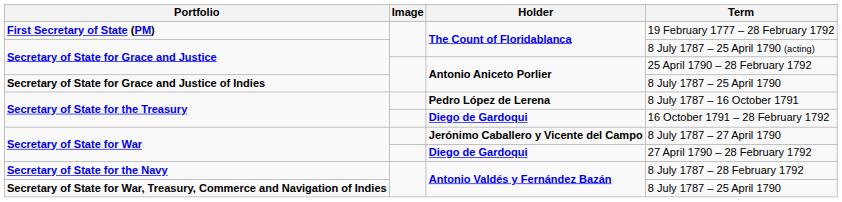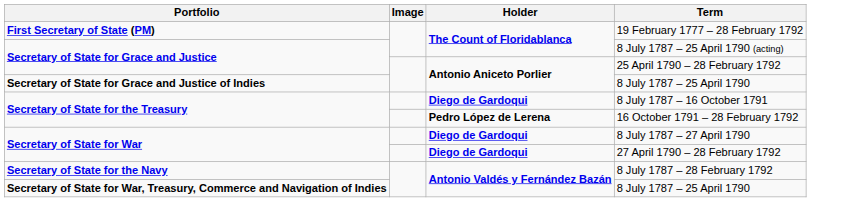(489, 100) Pedro López de Lerena -> (478, 100) Diego de Gardoqui
(478, 118) Diego de Gardoqui -> (489, 118) Pedro López de Lerena
(536, 135) Jerónimo Caballero y Vicente del Campo -> (478, 135) Diego de Gardoqui
